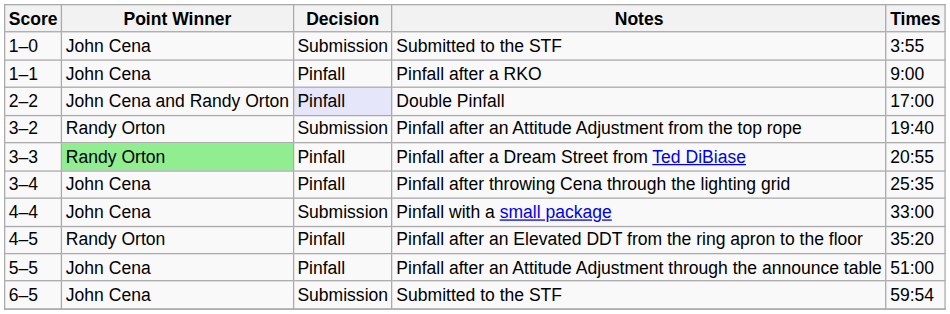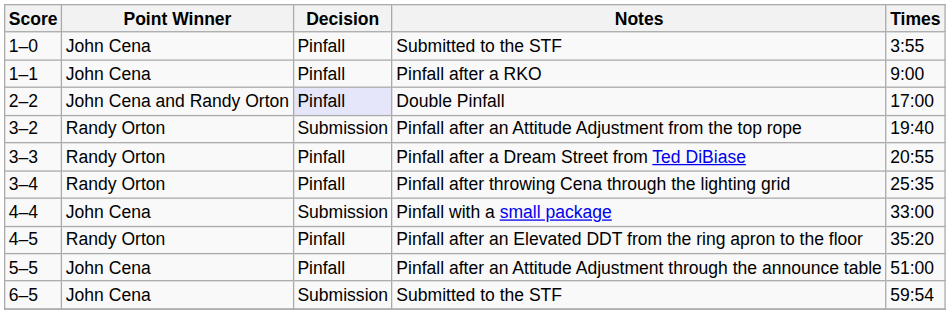(343, 46) Submission -> (321, 46) Pinfall
(116, 156) lightgreen background -> (116, 156) no background
(108, 184) John Cena -> (116, 184) Randy Orton
